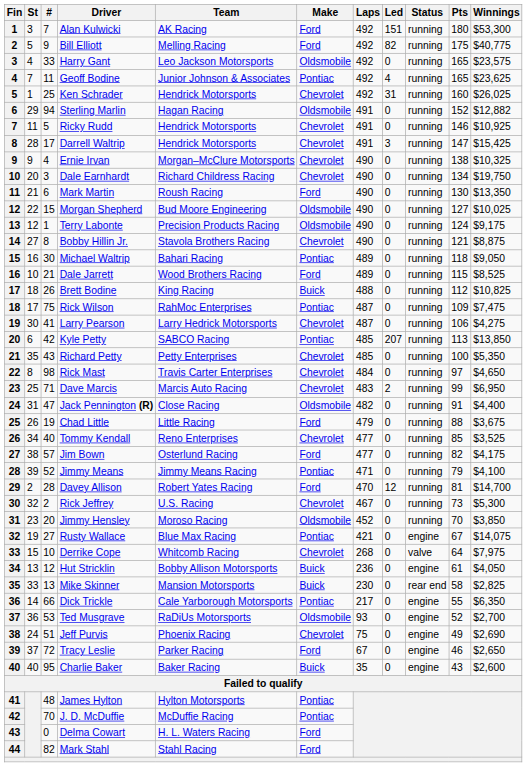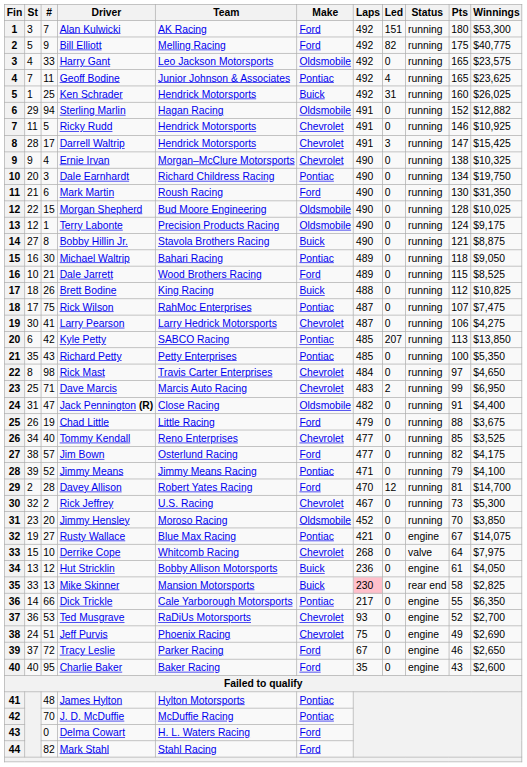(322, 95) Chevrolet -> (312, 95) Buick
(322, 176) Chevrolet -> (317, 176) Pontiac
(492, 193) $13,350 -> (492, 193) $31,350
(460, 209) 127 -> (460, 209) 128
(322, 242) Chevrolet -> (312, 242) Buick
(460, 307) 109 -> (460, 307) 107
(322, 356) Chevrolet -> (317, 356) Pontiac
(365, 585) no background -> (365, 585) pink background
(325, 618) Oldsmobile -> (322, 618) Chevrolet
(312, 667) Buick -> (310, 667) Ford
